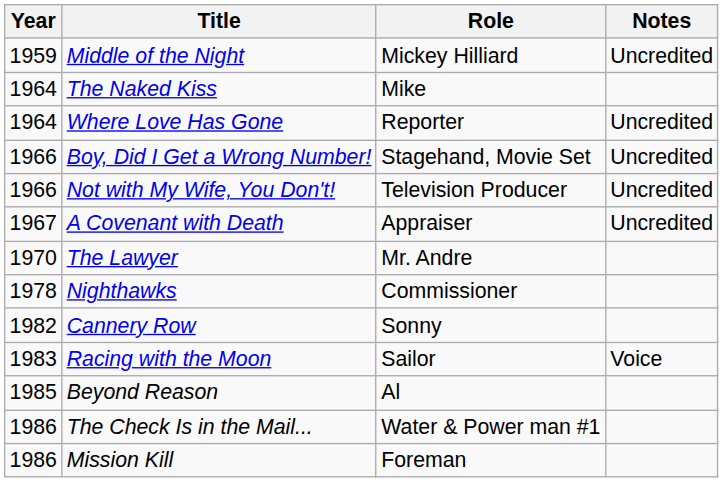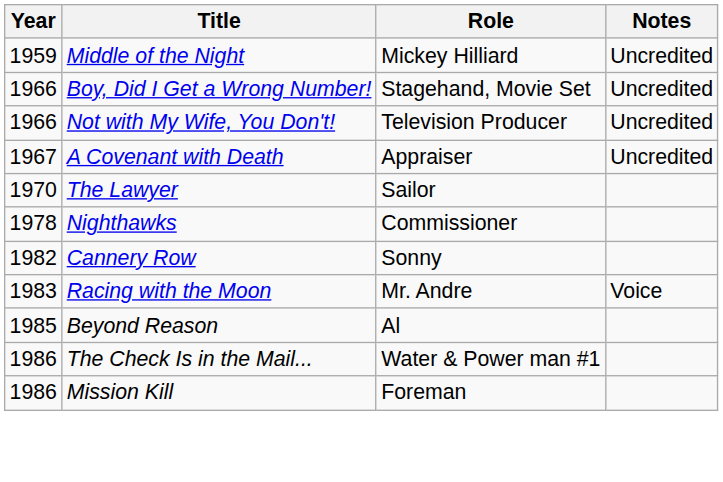- row: (142, 88)
- row: (175, 122)
(427, 257) Mr. Andre -> (408, 190) Sailor
(408, 358) Sailor -> (427, 291) Mr. Andre
